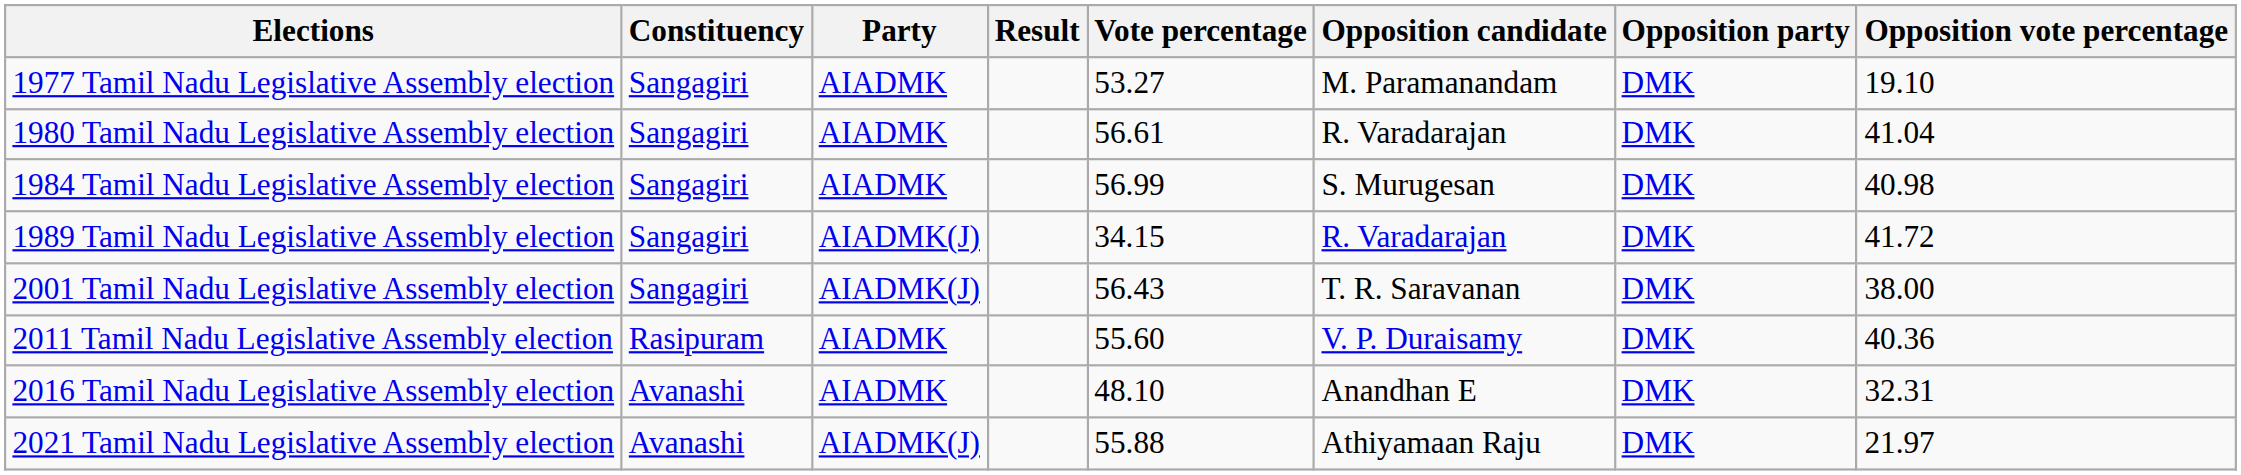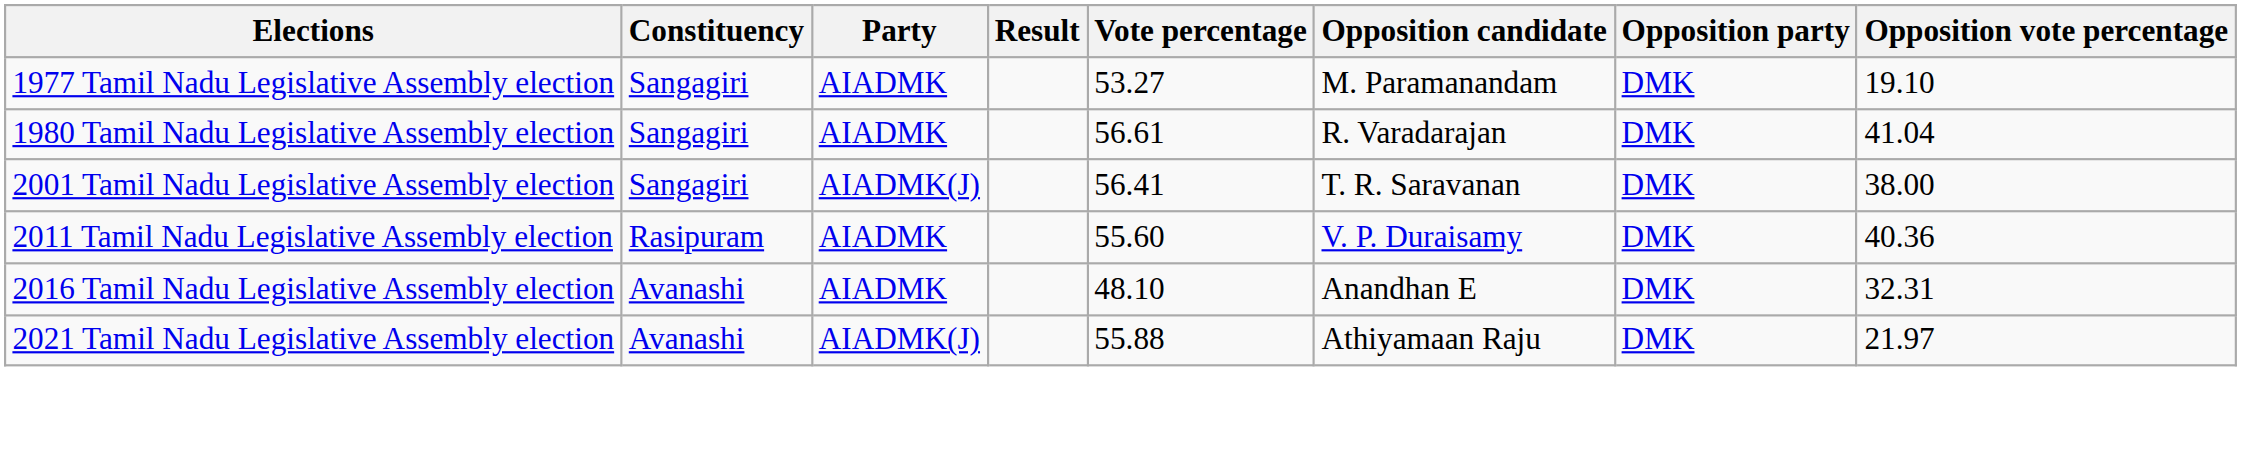- row: (313, 185)
- row: (313, 236)
(1130, 288) 56.43 -> (1130, 185) 56.41
